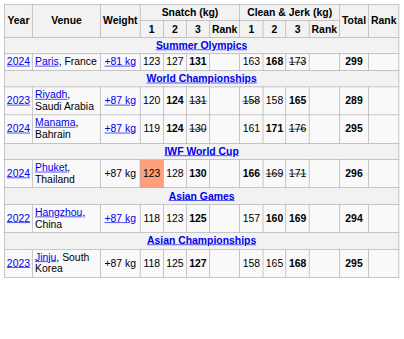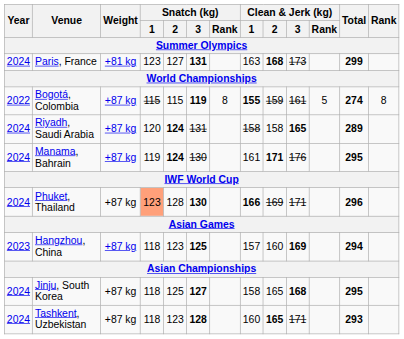+ row: (57, 101)
(18, 101) 2023 -> (18, 129) 2024
(18, 218) 2022 -> (18, 246) 2023
(274, 218) bold -> (275, 246) normal
(18, 263) 2023 -> (18, 291) 2024
+ row: (61, 319)
